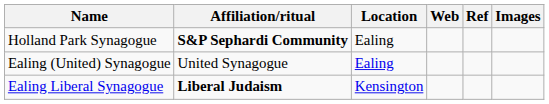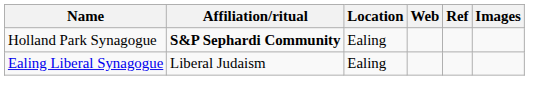- row: (89, 63)
(230, 87) bold -> (218, 63) normal
(389, 87) Kensington -> (367, 63) Ealing
